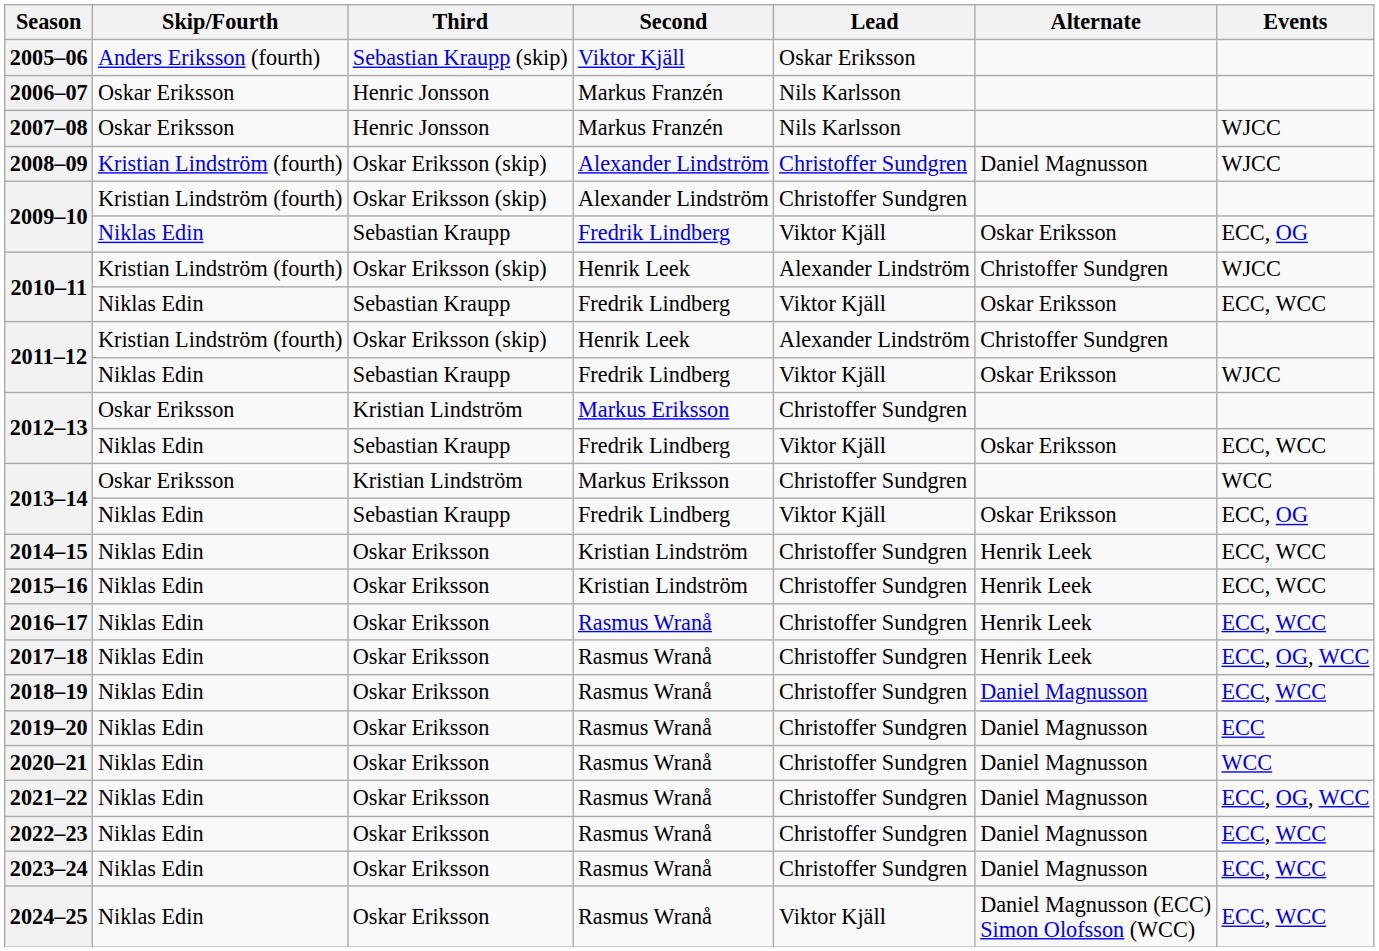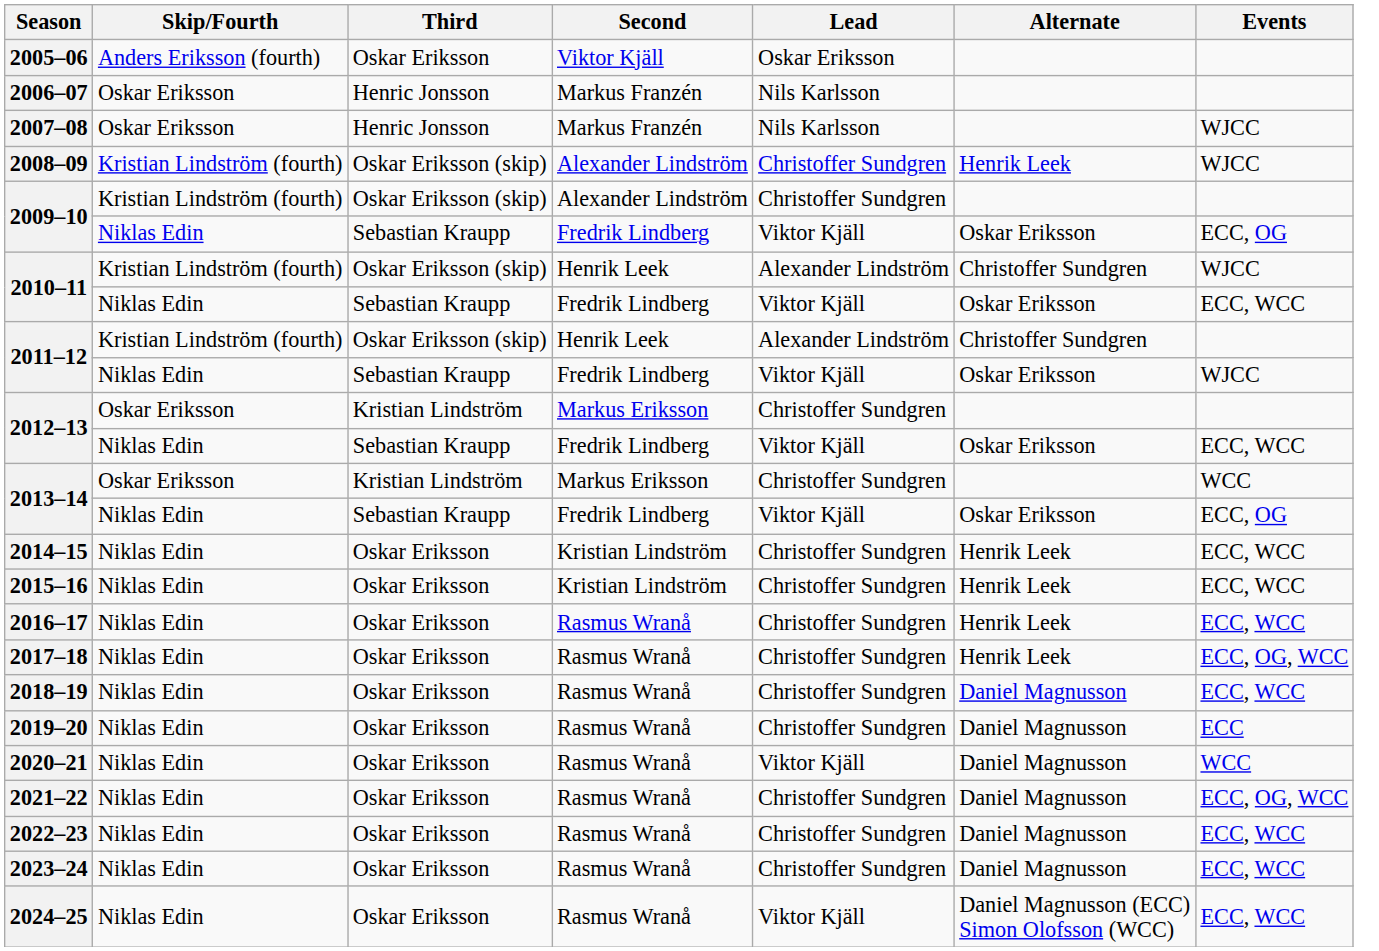(460, 57) Sebastian Kraupp (skip) -> (421, 57) Oskar Eriksson
(1064, 163) Daniel Magnusson -> (1015, 163) Henrik Leek
(873, 762) Christoffer Sundgren -> (811, 762) Viktor Kjäll
